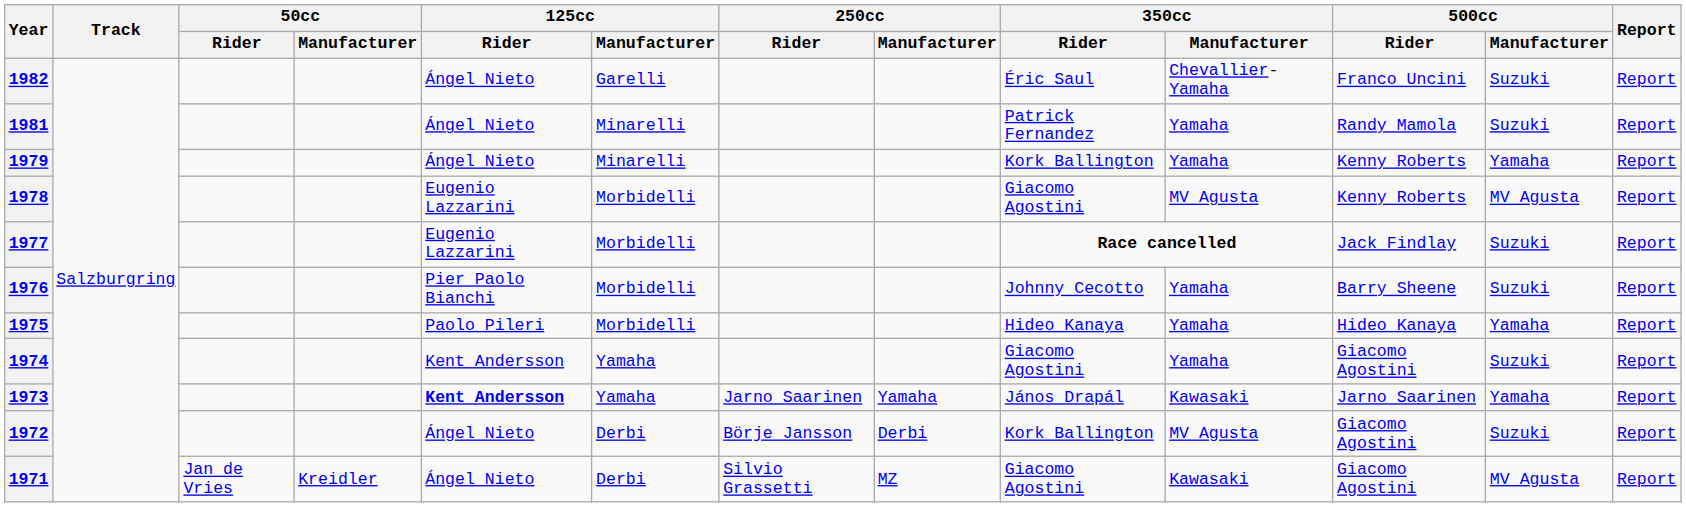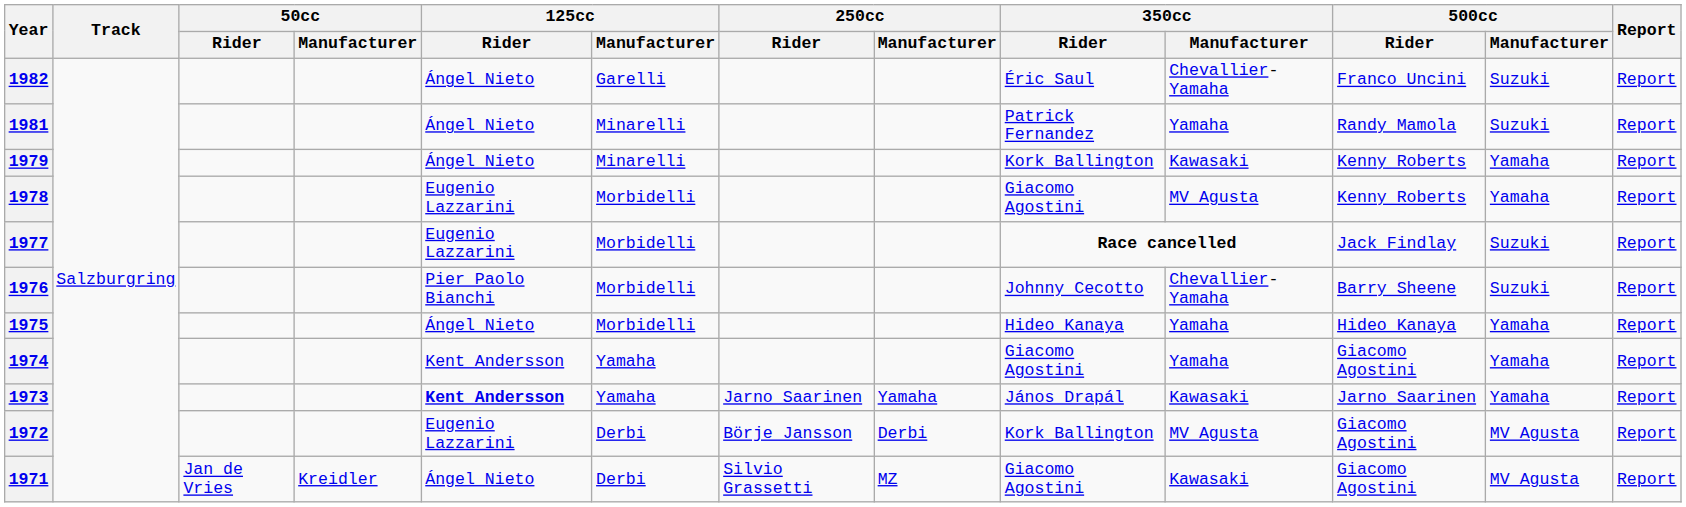(1199, 163) Yamaha -> (1209, 163) Kawasaki
(1535, 199) MV Agusta -> (1520, 199) Yamaha
(1199, 290) Yamaha -> (1224, 290) Chevallier-Yamaha
(485, 326) Paolo Pileri -> (480, 326) Ángel Nieto
(1520, 362) Suzuki -> (1520, 362) Yamaha
(480, 434) Ángel Nieto -> (470, 434) Eugenio Lazzarini
(1520, 434) Suzuki -> (1535, 434) MV Agusta
